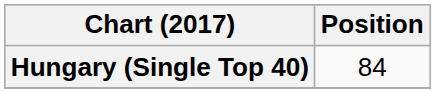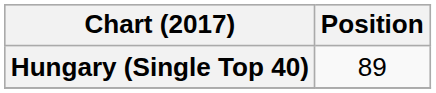(372, 66) 84 -> (372, 66) 89
